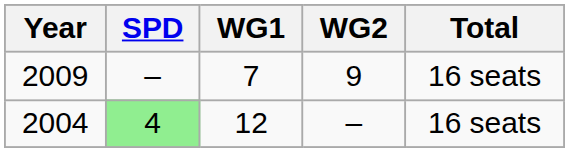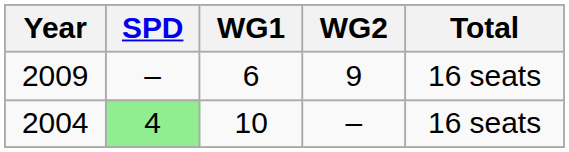(251, 75) 7 -> (251, 75) 6
(251, 123) 12 -> (251, 123) 10
